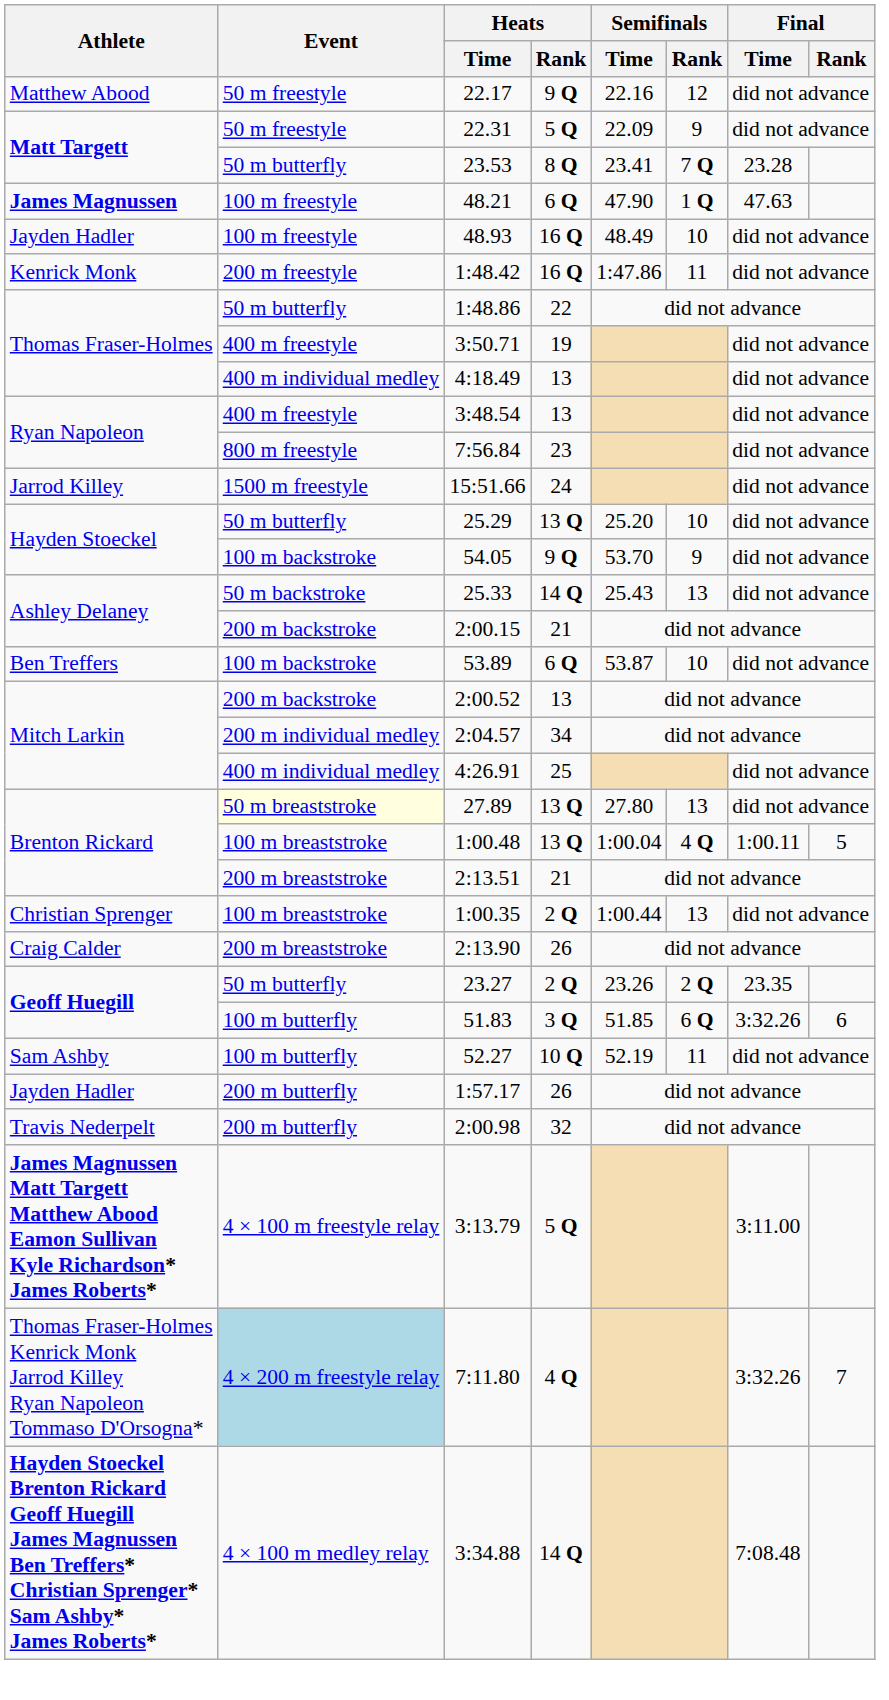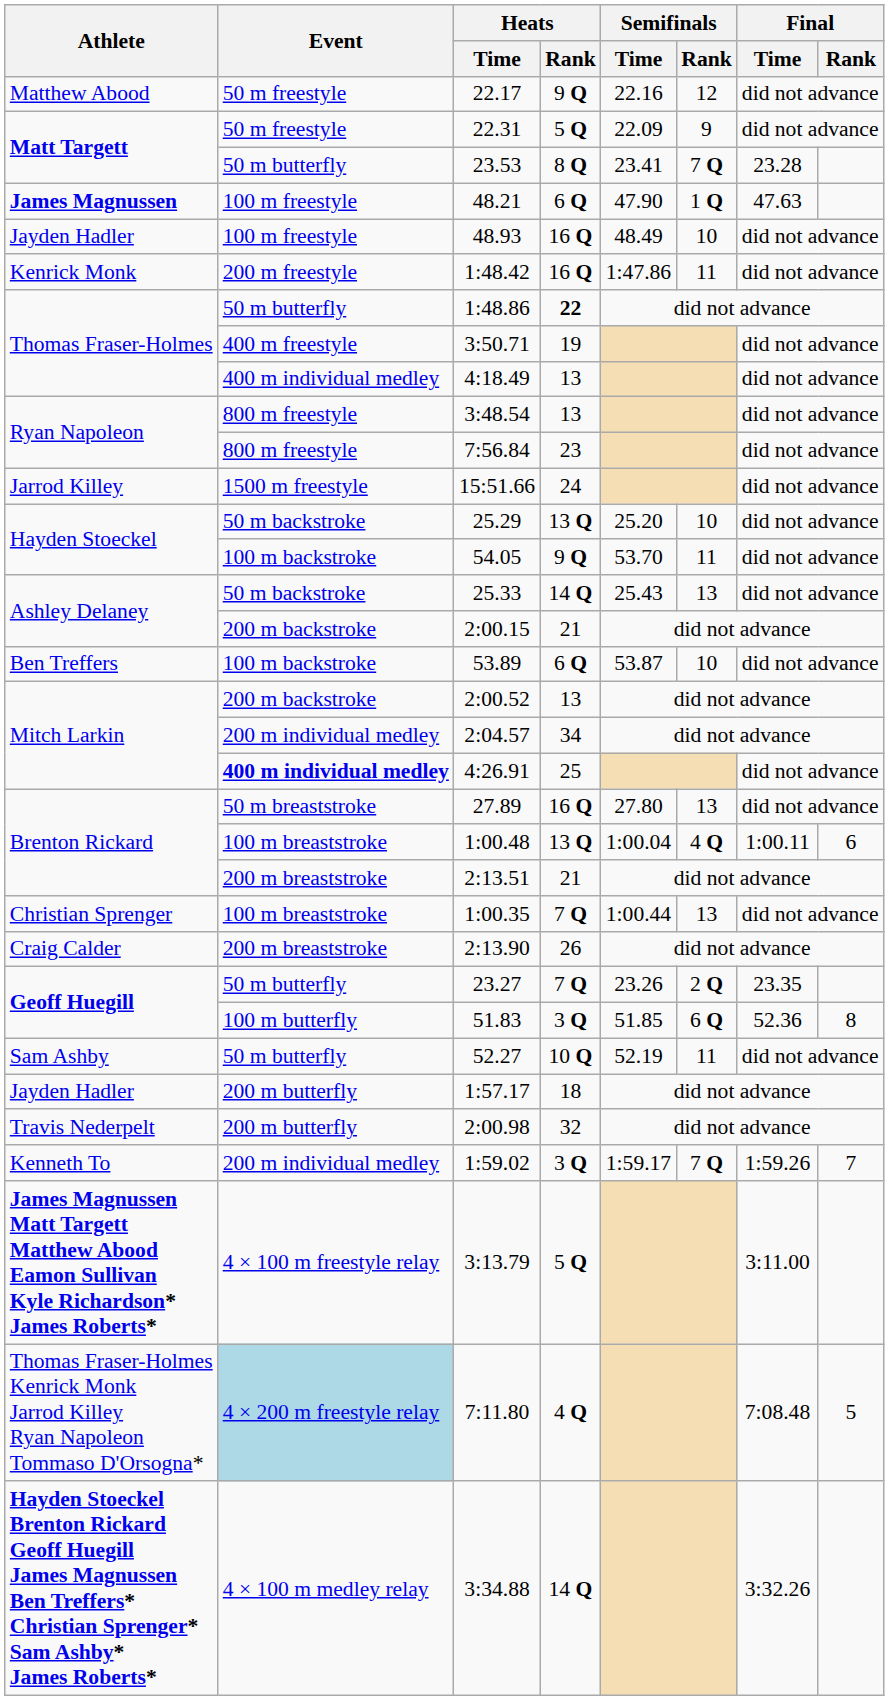(561, 307) normal -> (570, 307) bold
(290, 414) 400 m freestyle -> (290, 414) 800 m freestyle
(284, 521) 50 m butterfly -> (294, 521) 50 m backstroke
(697, 557) 9 -> (707, 557) 11
(331, 770) normal -> (336, 770) bold
(299, 806) lightyellow background -> (299, 806) no background
(561, 806) 13 Q -> (570, 806) 16 Q
(841, 842) 5 -> (851, 842) 6
(561, 913) 2 Q -> (570, 913) 7 Q
(561, 984) 2 Q -> (570, 984) 7 Q
(768, 1020) 3:32.26 -> (777, 1020) 52.36
(841, 1020) 6 -> (851, 1020) 8
(290, 1055) 100 m butterfly -> (284, 1055) 50 m butterfly
(561, 1091) 26 -> (570, 1091) 18
+ row: (497, 1162)
(768, 1376) 3:32.26 -> (777, 1412) 7:08.48
(841, 1376) 7 -> (851, 1412) 5
(768, 1552) 7:08.48 -> (777, 1588) 3:32.26
